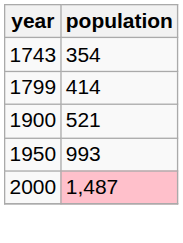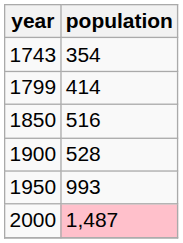+ row: (33, 120)
(83, 120) 521 -> (83, 154) 528
